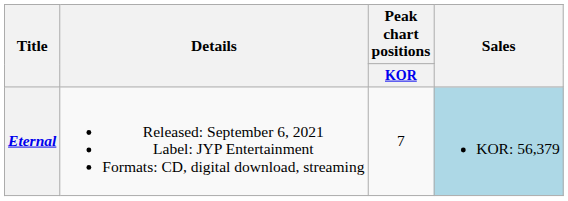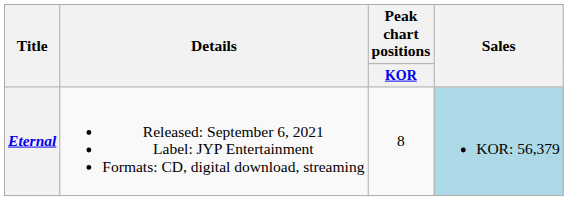(401, 141) 7 -> (401, 141) 8
